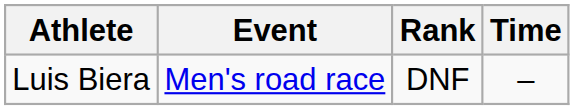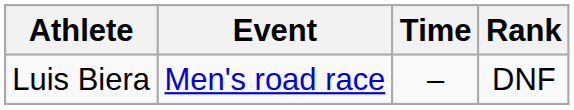columns swapped: (526, 30) <-> (438, 30)
